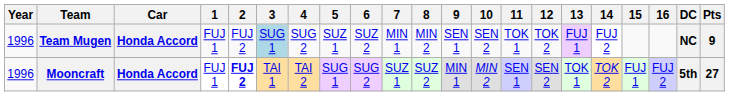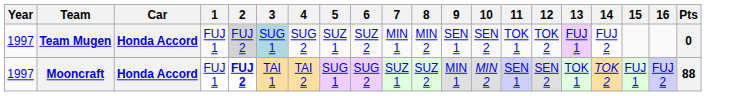- column: (688, 14)
(21, 41) 1996 -> (21, 41) 1997
(242, 41) no background -> (242, 41) lightgrey background
(712, 41) 9 -> (689, 41) 0
(21, 74) 1996 -> (21, 74) 1997
(712, 74) 27 -> (689, 74) 88
